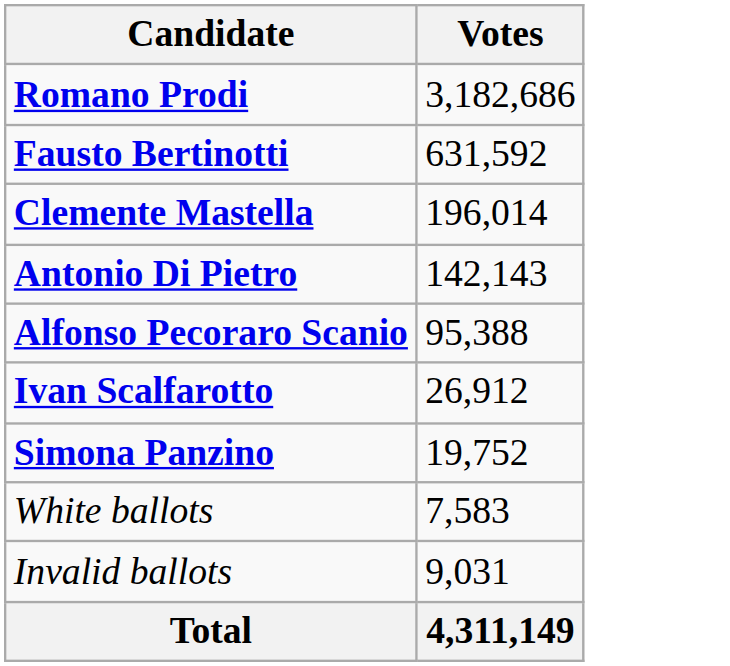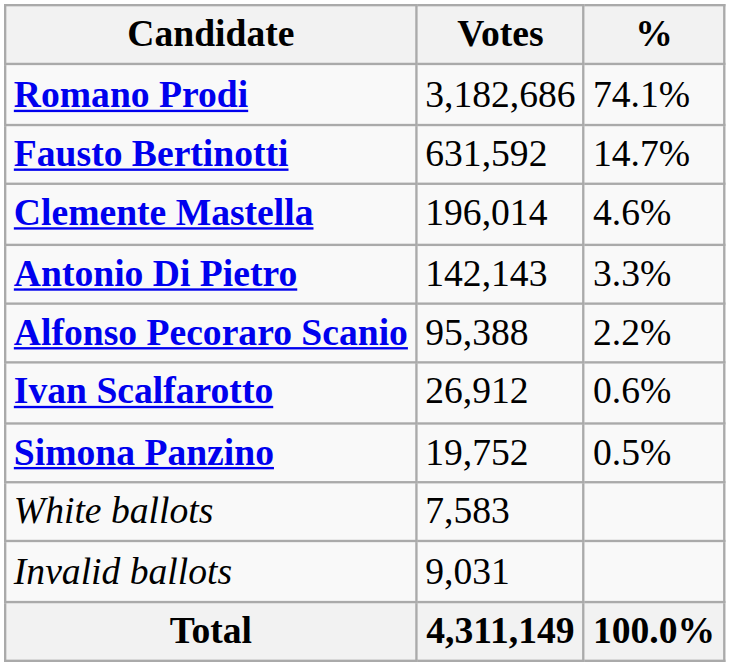+ column: (654, 34)
